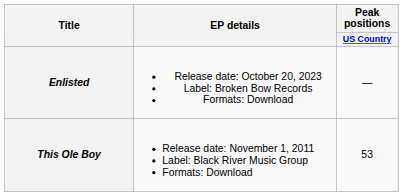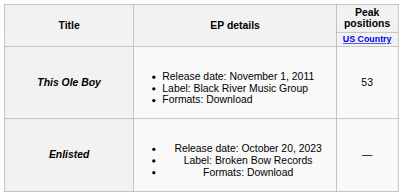rows swapped: (69, 155) <-> (69, 82)
